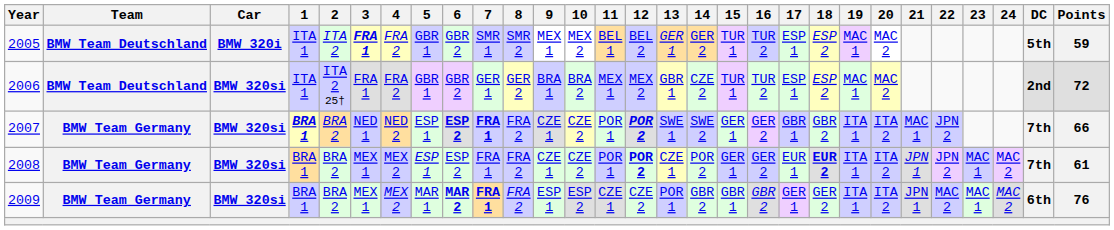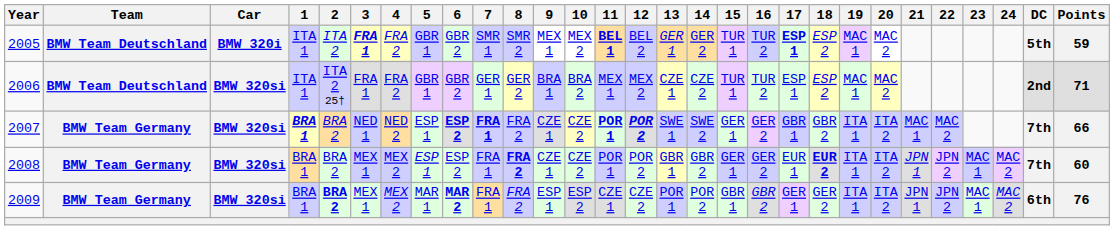(610, 44) normal -> (610, 44) bold
(794, 44) normal -> (794, 44) bold
(672, 86) GBR 1 -> (672, 86) CZE 1
(1082, 86) 72 -> (1082, 86) 71
(610, 129) normal -> (610, 129) bold
(947, 129) JPN 2 -> (947, 129) MAC 2
(519, 165) normal -> (519, 165) bold
(641, 165) bold -> (641, 165) normal
(672, 165) CZE 1 -> (672, 165) GBR 1
(702, 165) POR 2 -> (702, 165) GBR 2
(1082, 165) 61 -> (1082, 165) 60
(335, 200) normal -> (335, 200) bold
(488, 200) bold -> (488, 200) normal
(702, 200) GBR 2 -> (702, 200) POR 2
(947, 200) MAC 2 -> (947, 200) JPN 2
